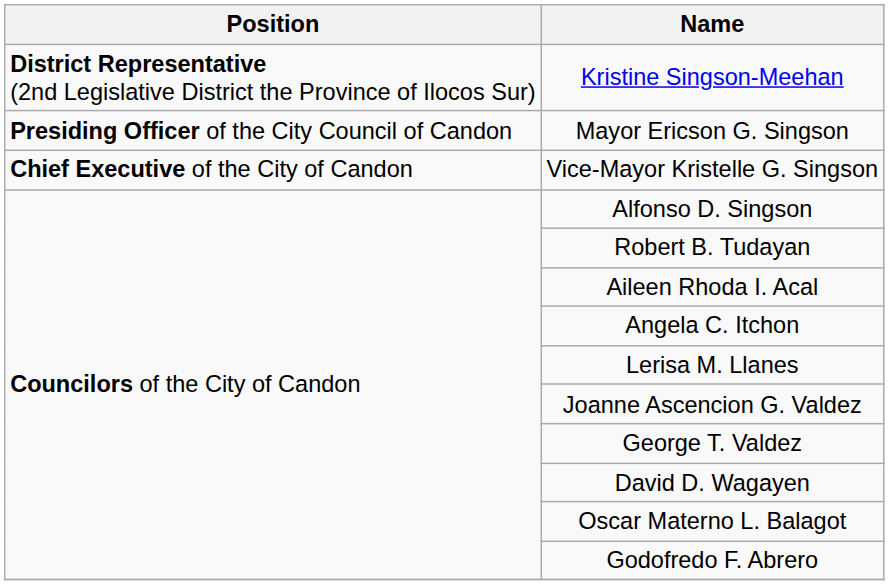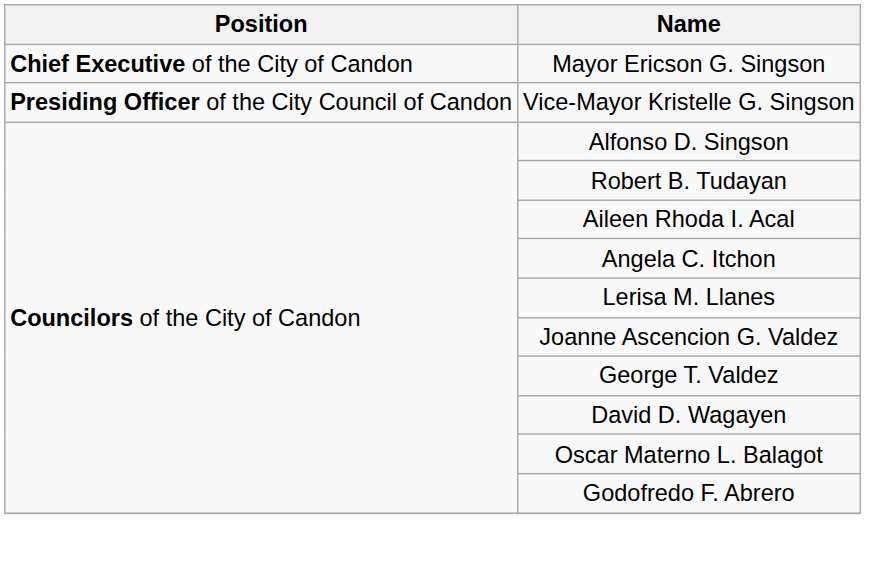- row: (712, 77)
(261, 130) Presiding Officer of the City Council of Candon -> (211, 63) Chief Executive of the City of Candon
(211, 170) Chief Executive of the City of Candon -> (261, 102) Presiding Officer of the City Council of Candon
